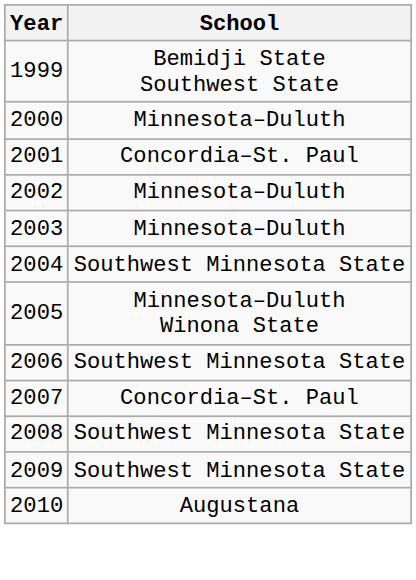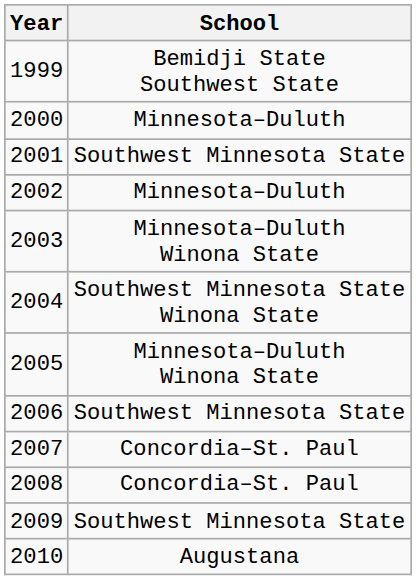(239, 156) Concordia–St. Paul -> (239, 156) Southwest Minnesota State
(239, 228) Minnesota–Duluth -> (239, 241) Minnesota–Duluth Winona State
(239, 264) Southwest Minnesota State -> (239, 303) Southwest Minnesota State Winona State
(239, 434) Southwest Minnesota State -> (239, 485) Concordia–St. Paul
